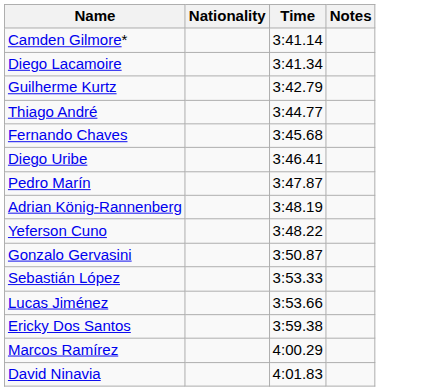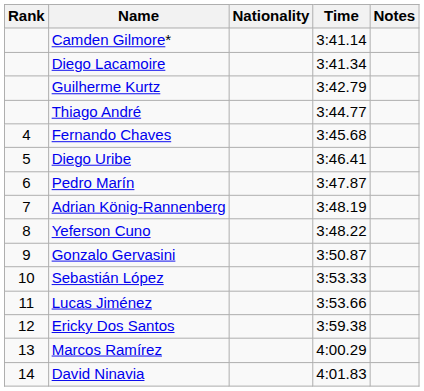+ column: (26, 16)
